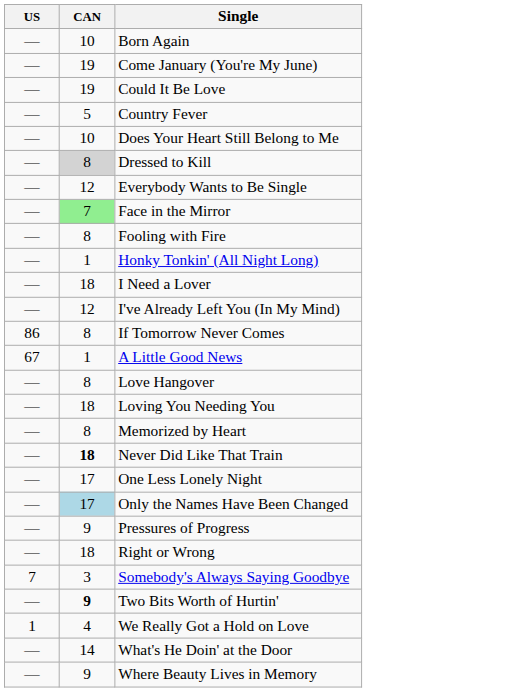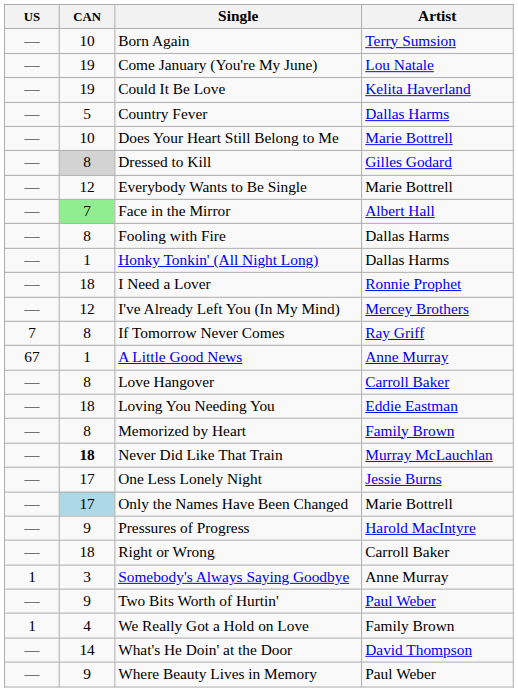+ column: (437, 16)
(32, 333) 86 -> (32, 333) 7
(32, 576) 7 -> (32, 576) 1
(87, 601) bold -> (87, 601) normal
